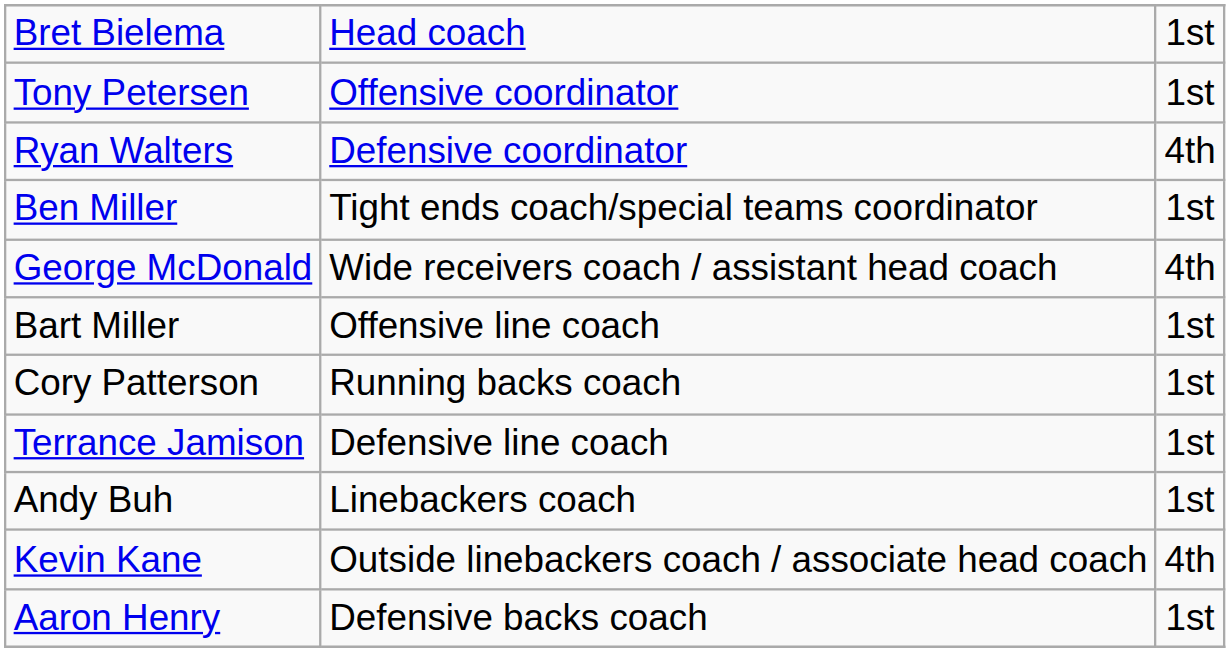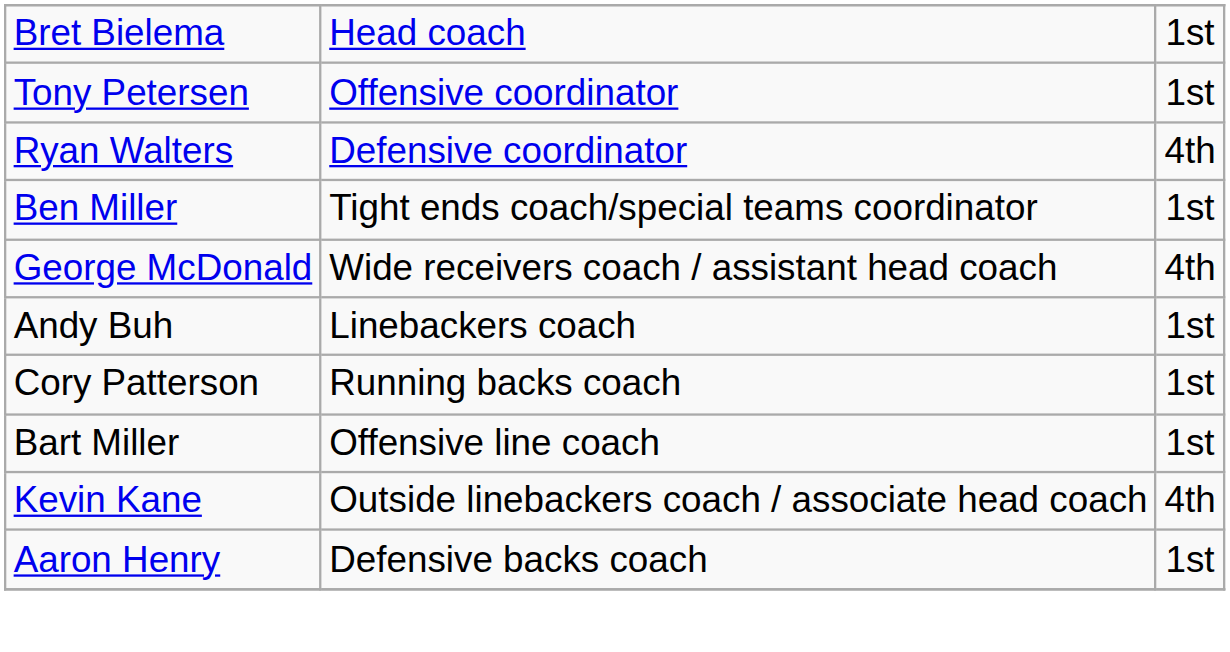rows swapped: (96, 325) <-> (93, 500)
- row: (159, 442)
